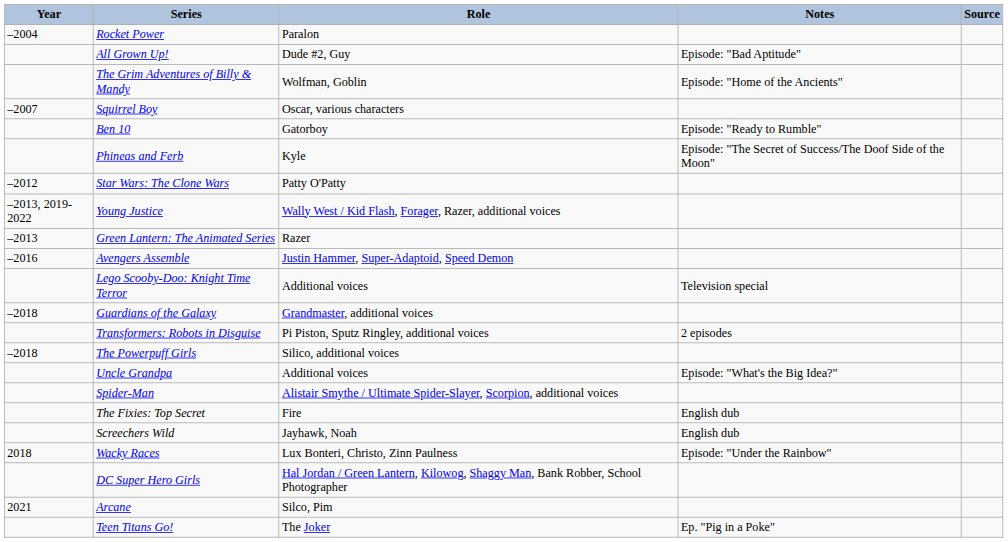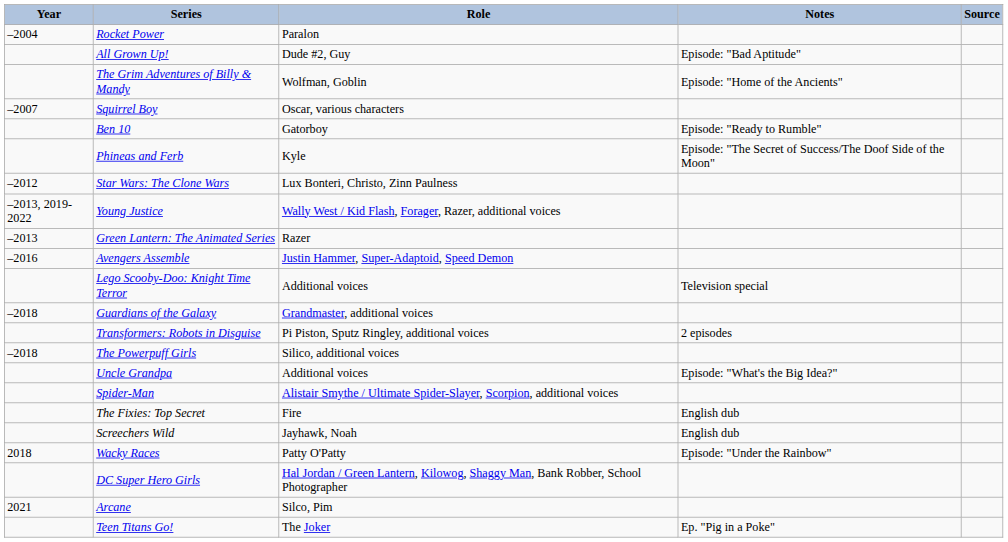(314, 183) Patty O'Patty -> (370, 183) Lux Bonteri, Christo, Zinn Paulness
(370, 453) Lux Bonteri, Christo, Zinn Paulness -> (314, 453) Patty O'Patty
